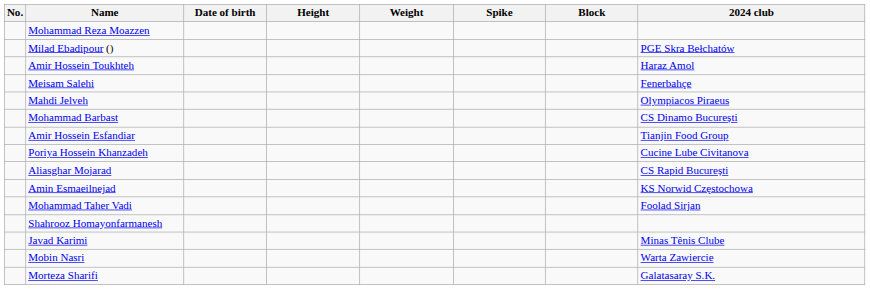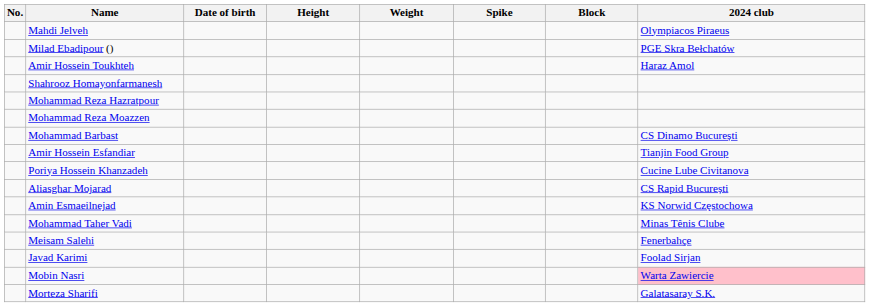rows swapped: (58, 100) <-> (89, 30)
rows swapped: (95, 223) <-> (61, 83)
+ row: (94, 100)
(671, 205) Foolad Sirjan -> (683, 223) Minas Tênis Clube
(683, 240) Minas Tênis Clube -> (671, 258) Foolad Sirjan
(677, 258) no background -> (677, 275) pink background
